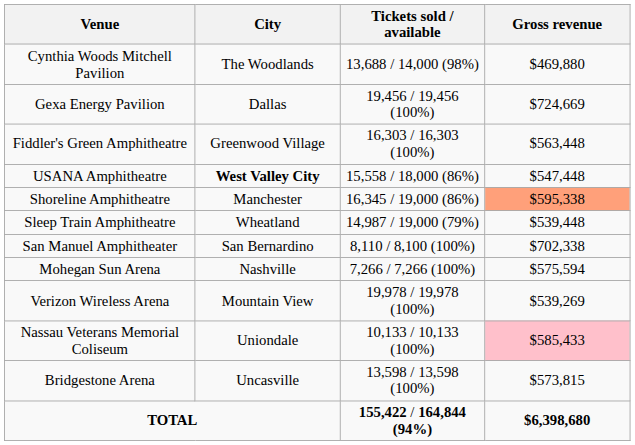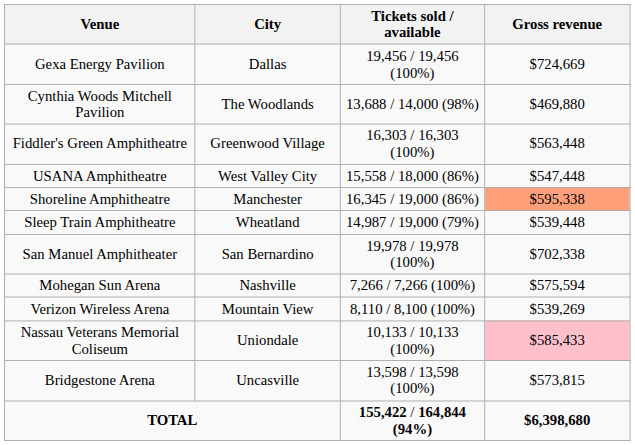rows swapped: (100, 104) <-> (100, 64)
(268, 175) bold -> (268, 175) normal
(412, 245) 8,110 / 8,100 (100%) -> (412, 254) 19,978 / 19,978 (100%)
(412, 300) 19,978 / 19,978 (100%) -> (412, 309) 8,110 / 8,100 (100%)
